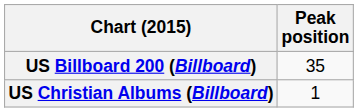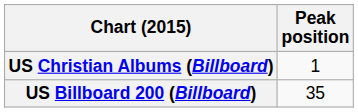rows swapped: (141, 65) <-> (141, 93)
